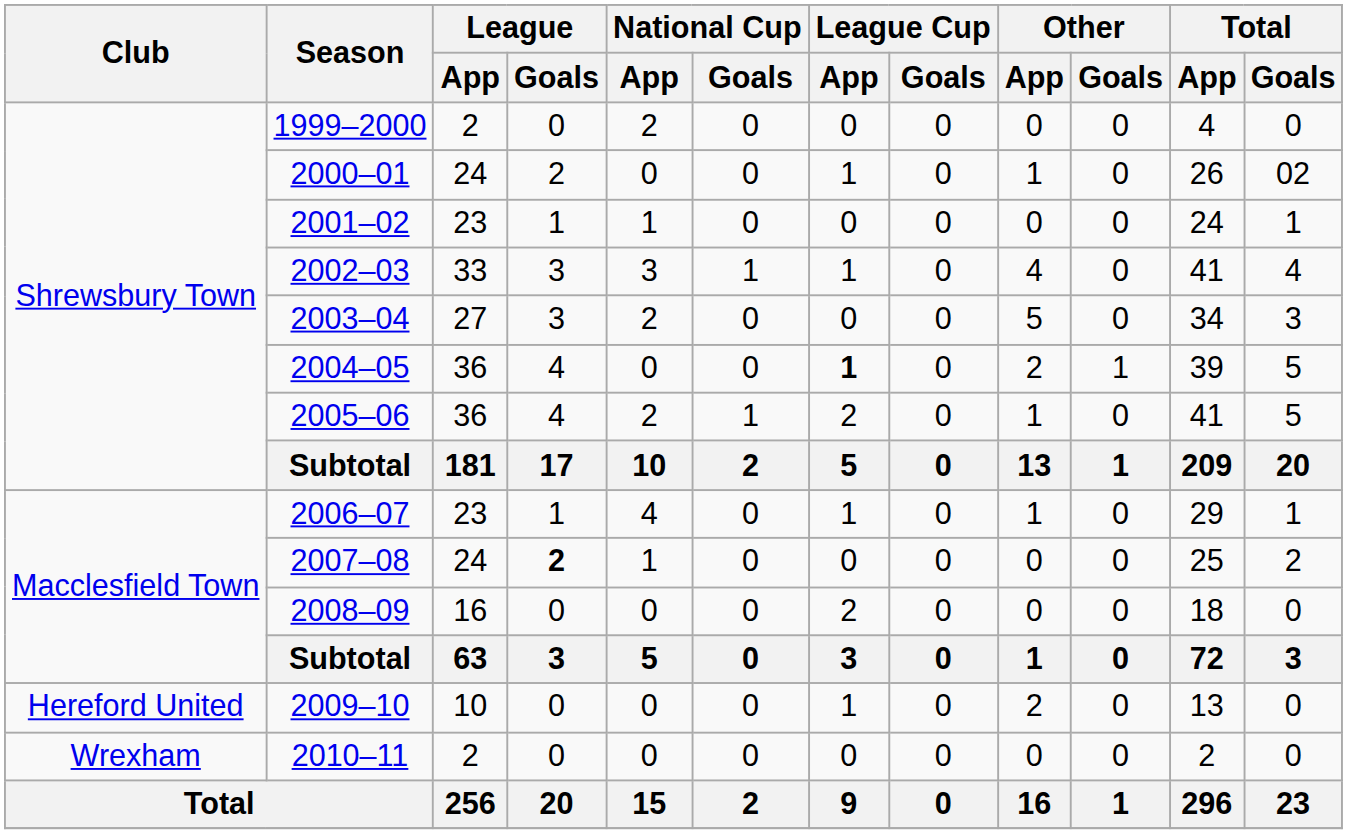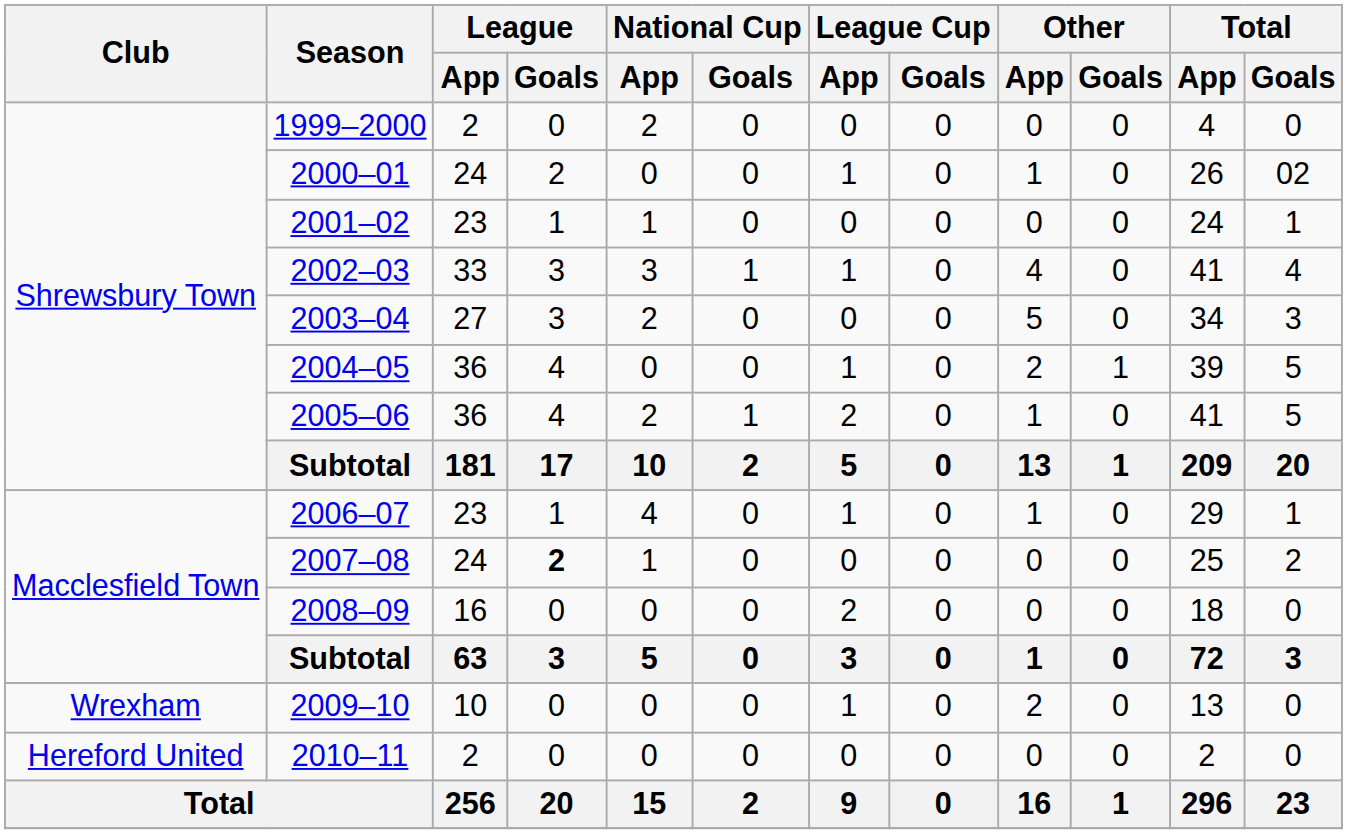(849, 367) bold -> (849, 367) normal
(136, 707) Hereford United -> (136, 707) Wrexham
(136, 755) Wrexham -> (136, 755) Hereford United
